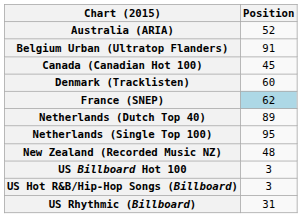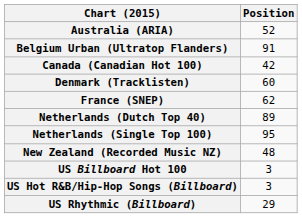(269, 65) 45 -> (269, 65) 42
(269, 100) lightblue background -> (269, 100) no background
(269, 204) 31 -> (269, 204) 29
